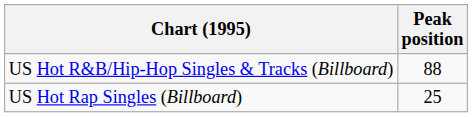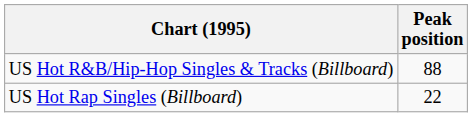(433, 97) 25 -> (433, 97) 22
